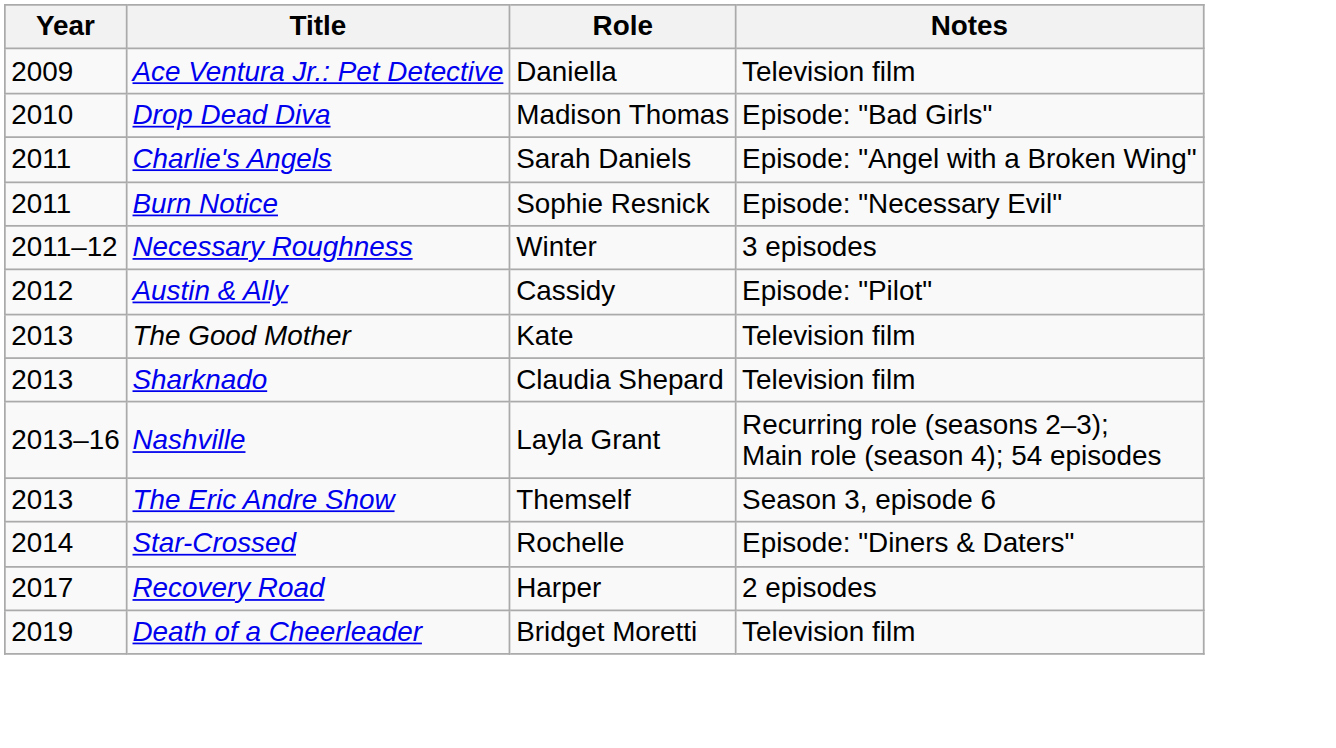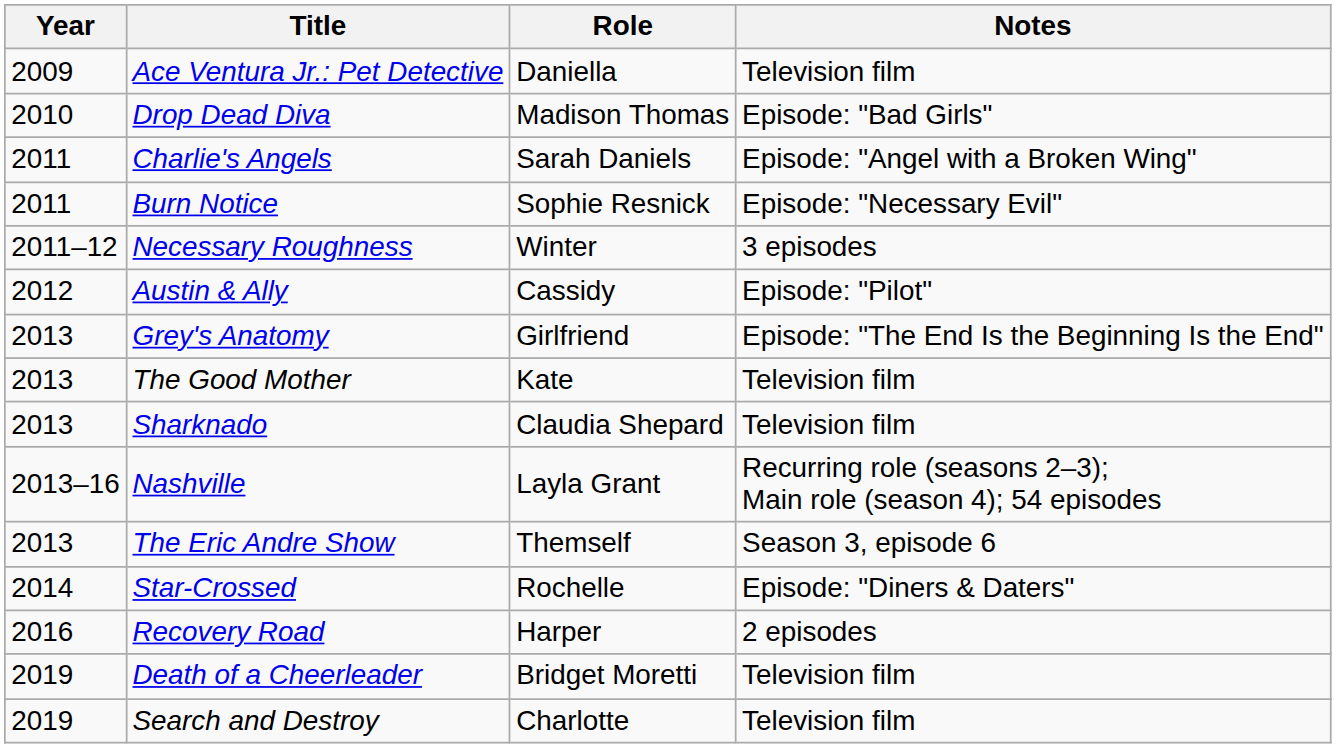+ row: (231, 335)
(42, 587) 2017 -> (42, 631) 2016
+ row: (256, 720)
